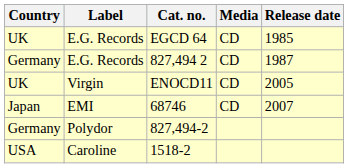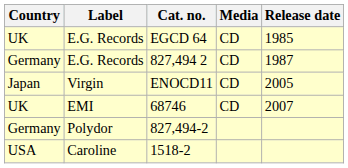(18, 83) UK -> (24, 83) Japan
(24, 106) Japan -> (18, 106) UK
